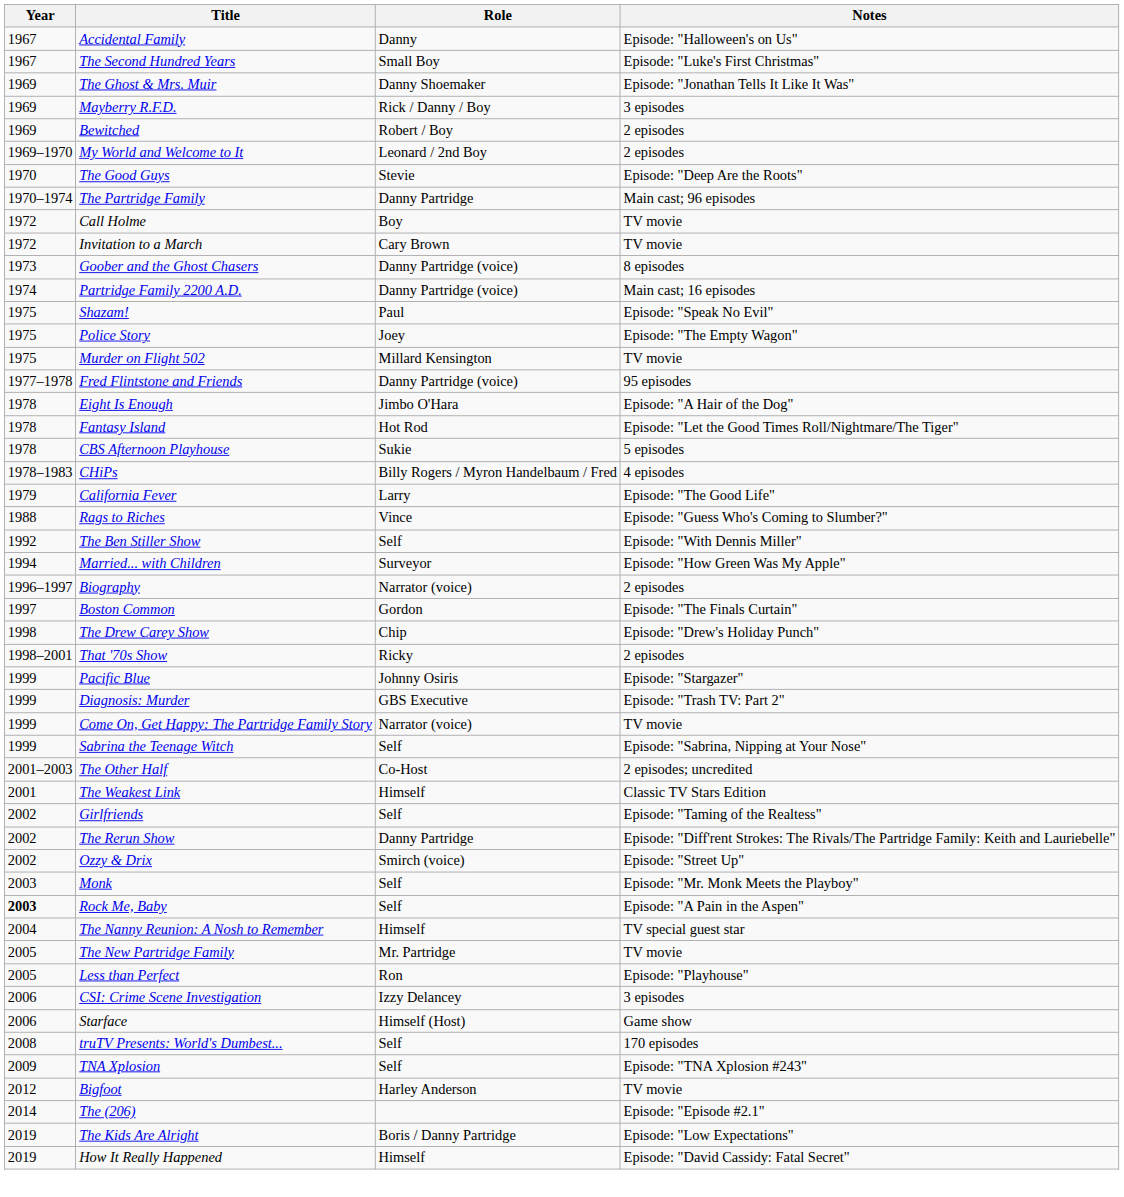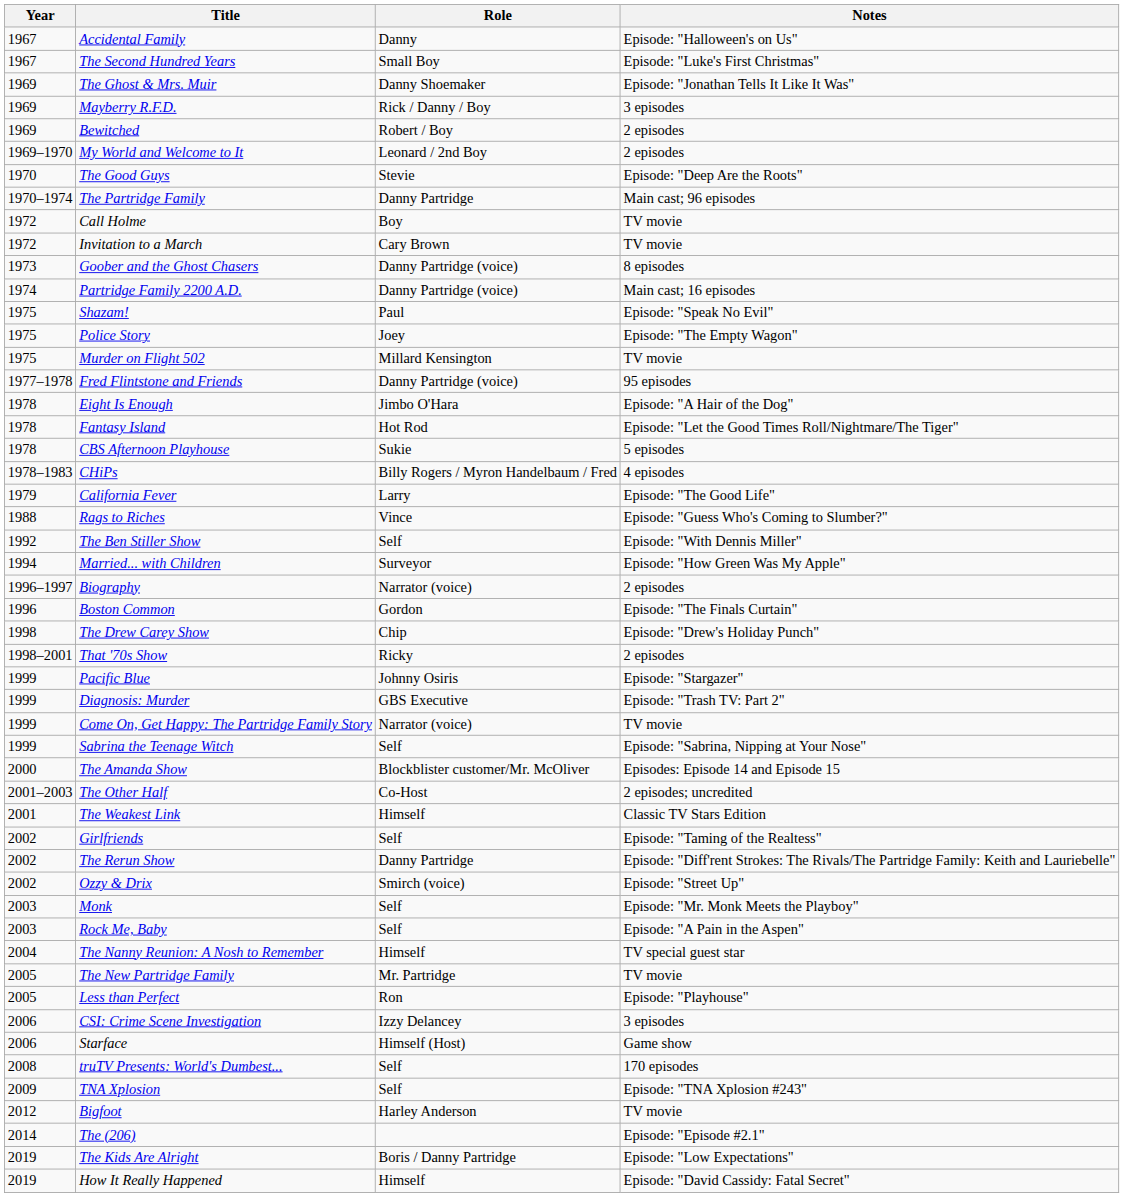(22, 609) 1997 -> (22, 609) 1996
+ row: (133, 769)
(22, 906) bold -> (22, 929) normal
